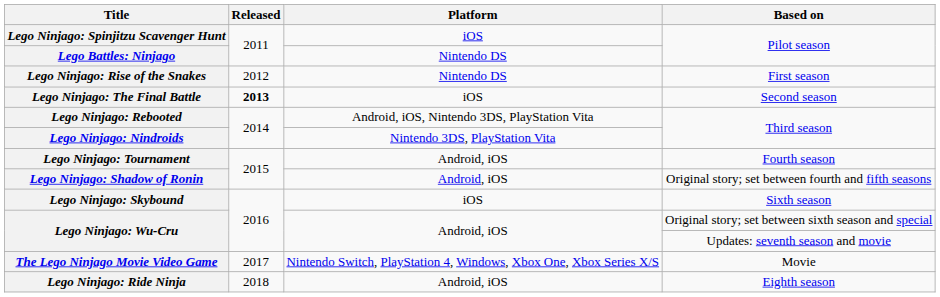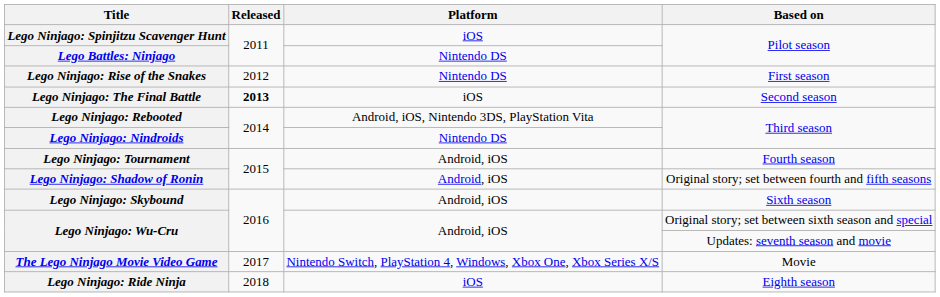(473, 138) Nintendo 3DS, PlayStation Vita -> (473, 138) Nintendo DS
(473, 199) iOS -> (473, 199) Android, iOS
(473, 281) Android, iOS -> (473, 281) iOS
